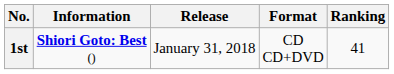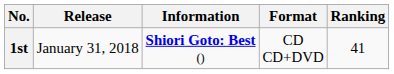columns swapped: (92, 16) <-> (205, 16)
